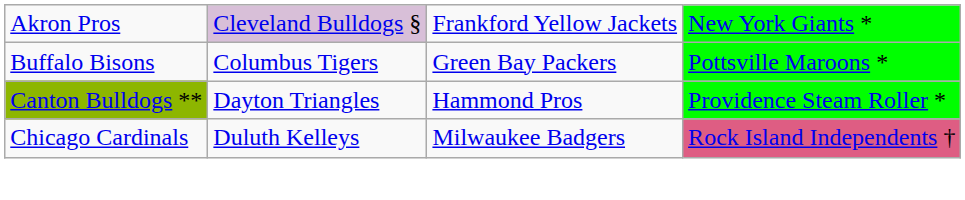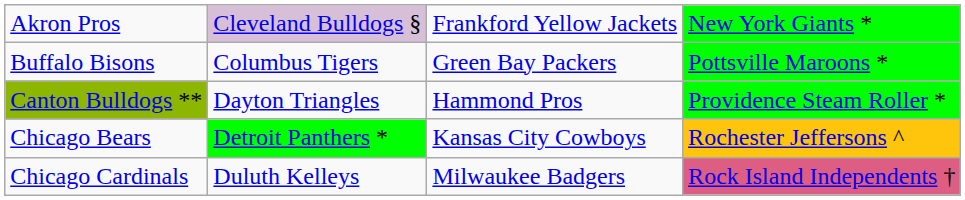+ row: (81, 137)
